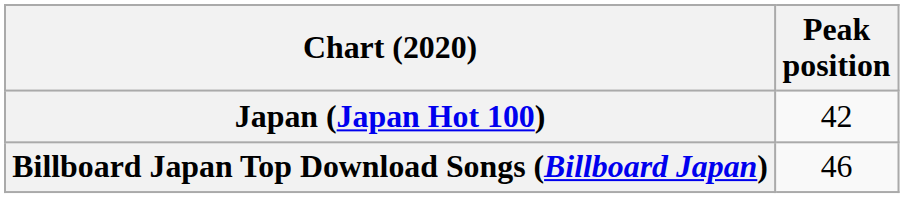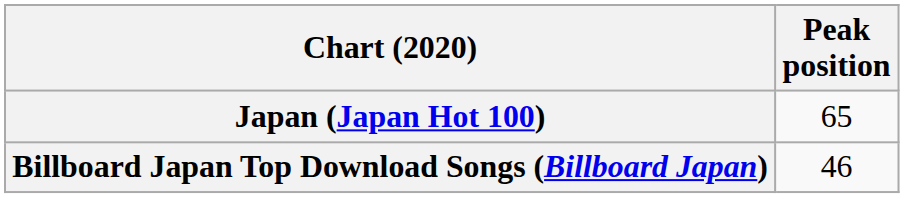(837, 116) 42 -> (837, 116) 65
